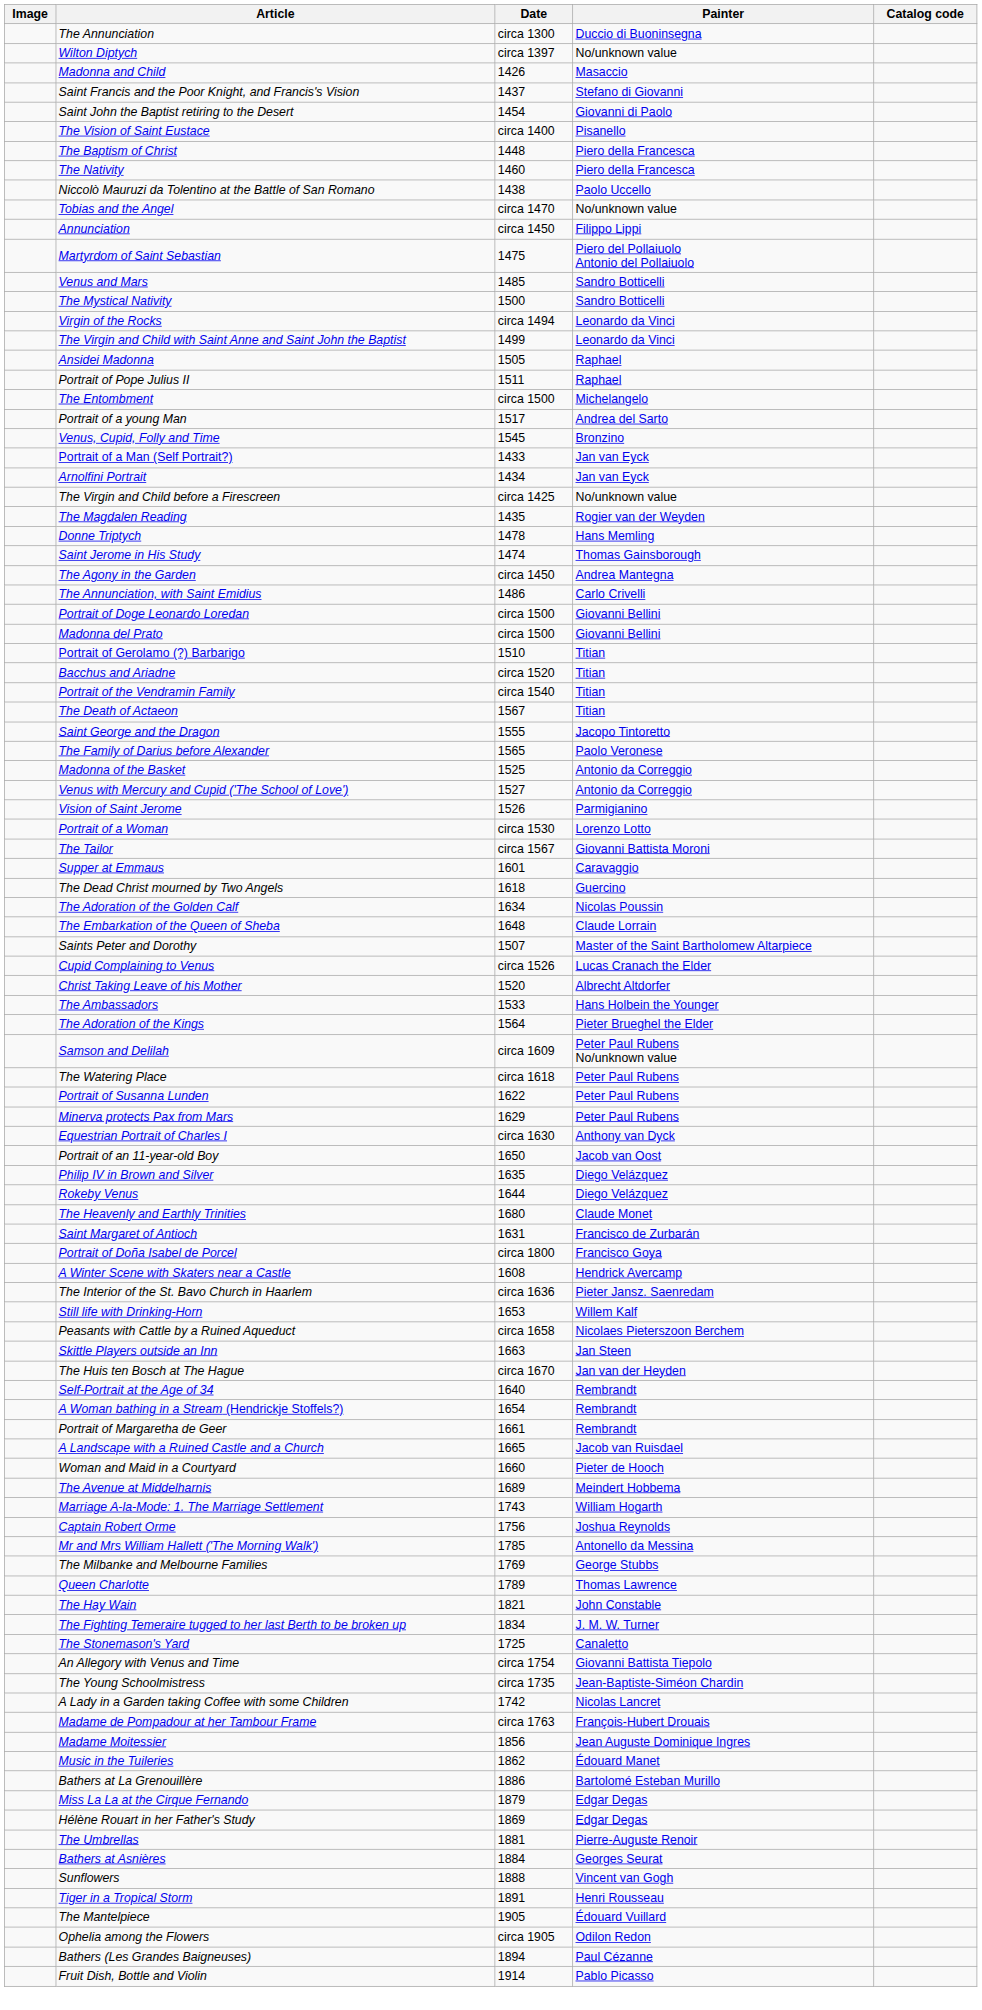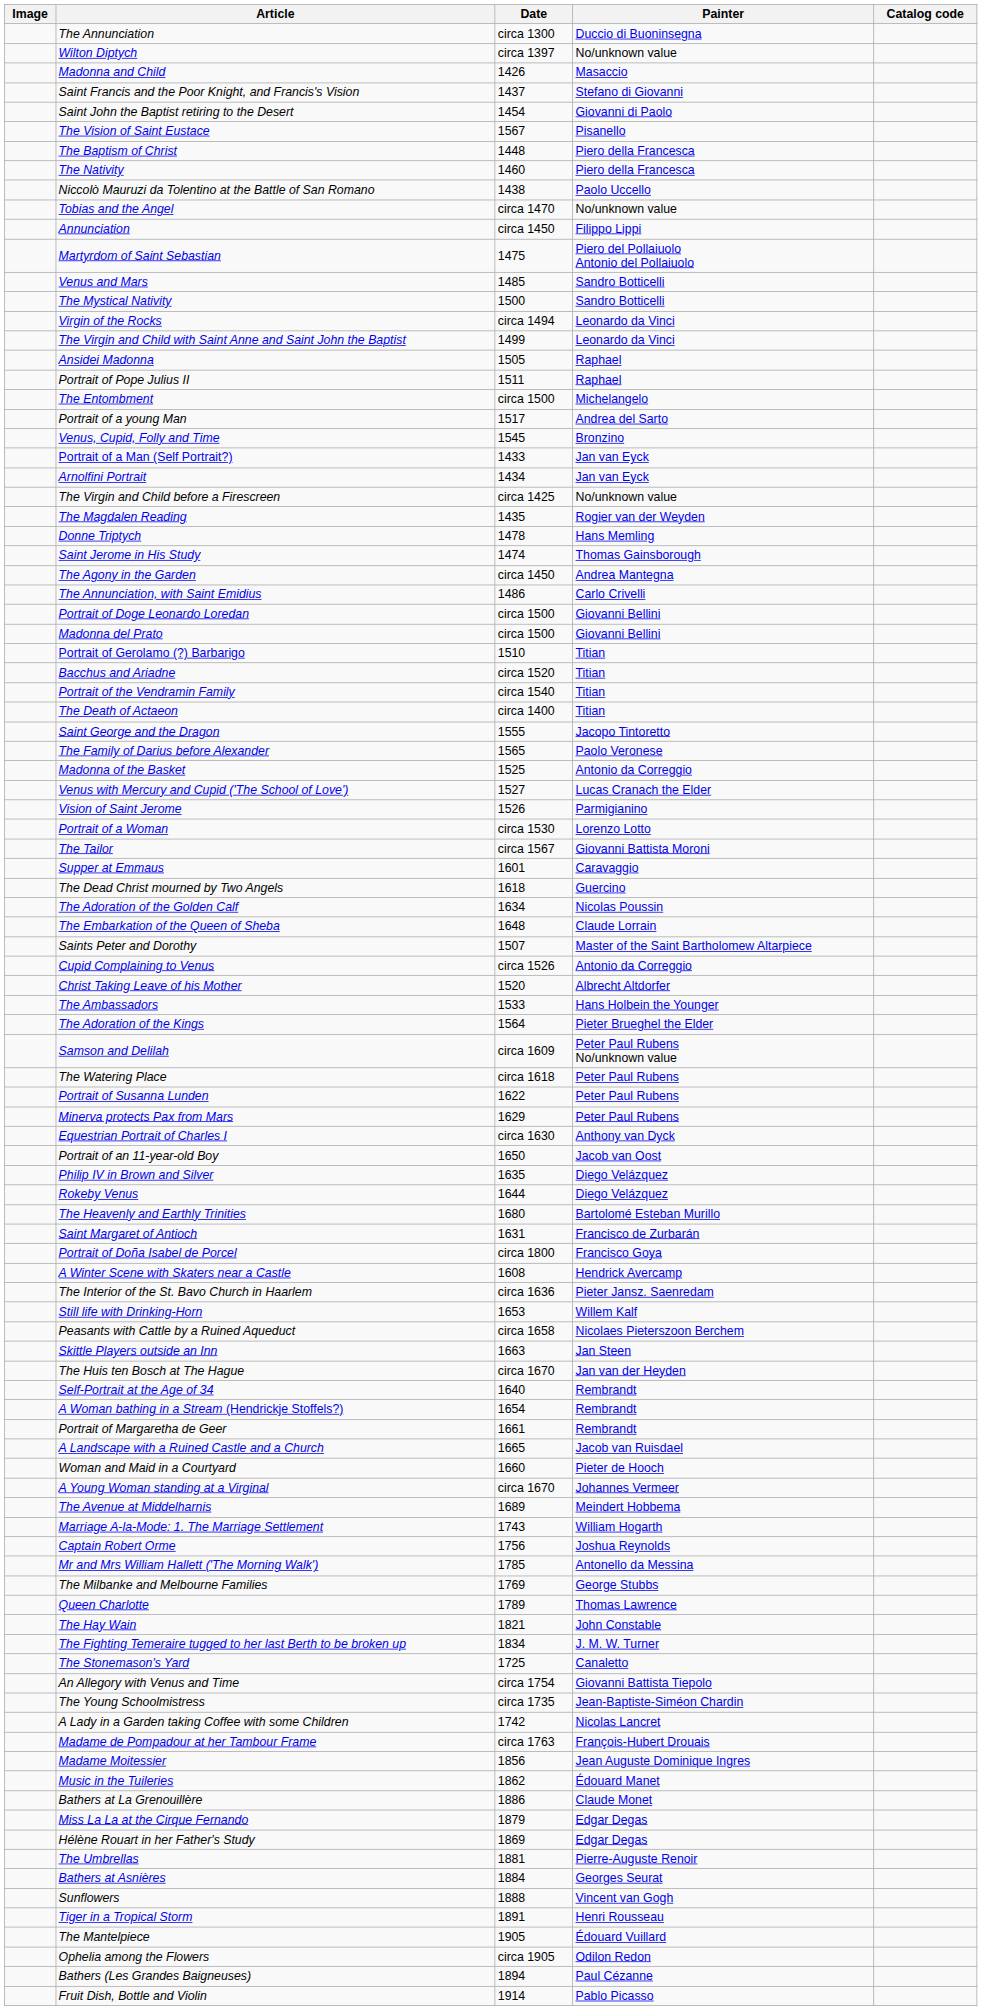(526, 131) circa 1400 -> (511, 131) 1567
(511, 711) 1567 -> (526, 711) circa 1400
(634, 790) Antonio da Correggio -> (643, 790) Lucas Cranach the Elder
(643, 965) Lucas Cranach the Elder -> (634, 965) Antonio da Correggio
(614, 1214) Claude Monet -> (648, 1214) Bartolomé Esteban Murillo
+ row: (164, 1487)
(648, 1780) Bartolomé Esteban Murillo -> (614, 1800) Claude Monet
